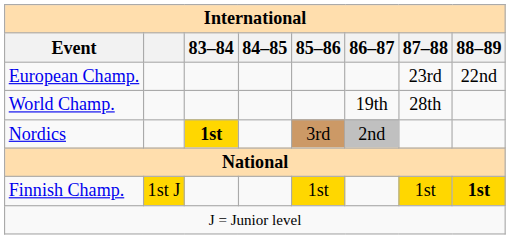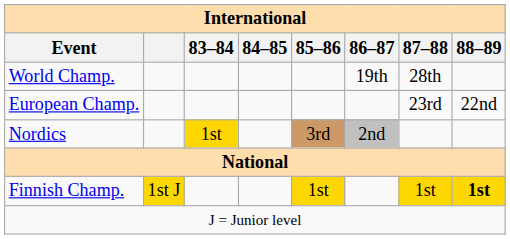rows swapped: (62, 104) <-> (74, 76)
(211, 133) bold -> (211, 133) normal
